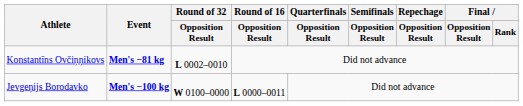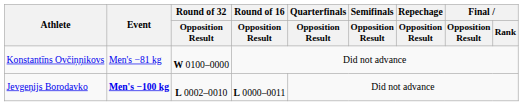(137, 60) bold -> (135, 60) normal
(201, 65) L 0002–0010 -> (201, 65) W 0100–0000
(201, 93) W 0100–0000 -> (201, 93) L 0002–0010
